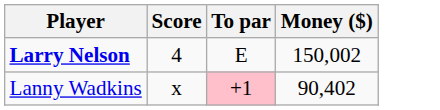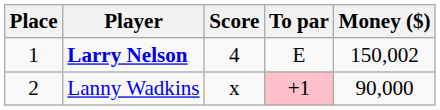+ column: (34, 21)
(327, 88) 90,402 -> (385, 88) 90,000
